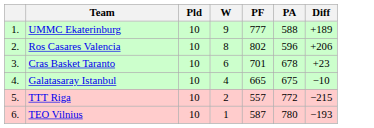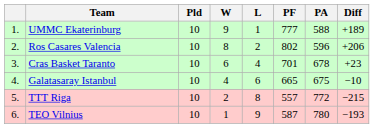+ column: (258, 13)
